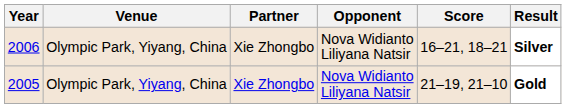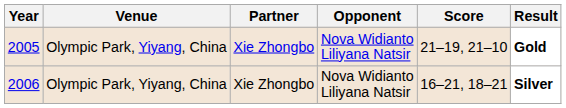rows swapped: (24, 85) <-> (24, 47)
